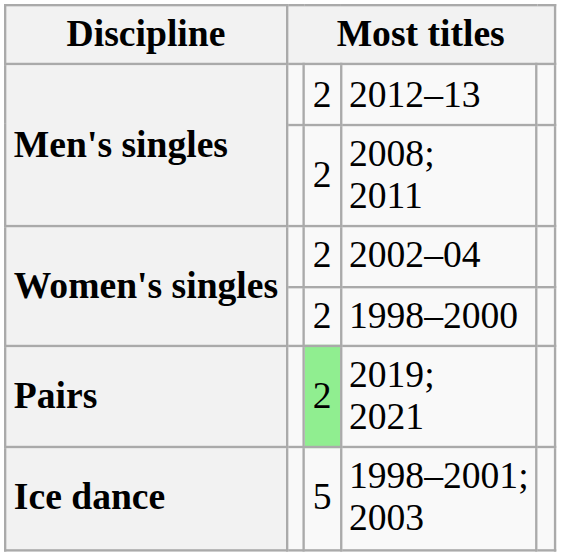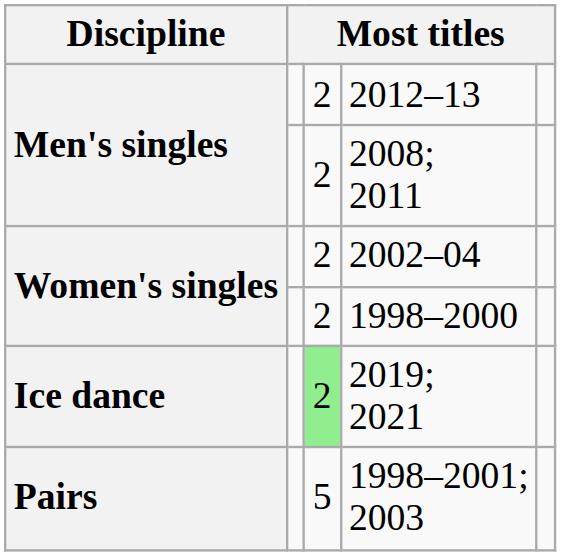(56, 395) Pairs -> (90, 395) Ice dance
(90, 497) Ice dance -> (56, 497) Pairs
